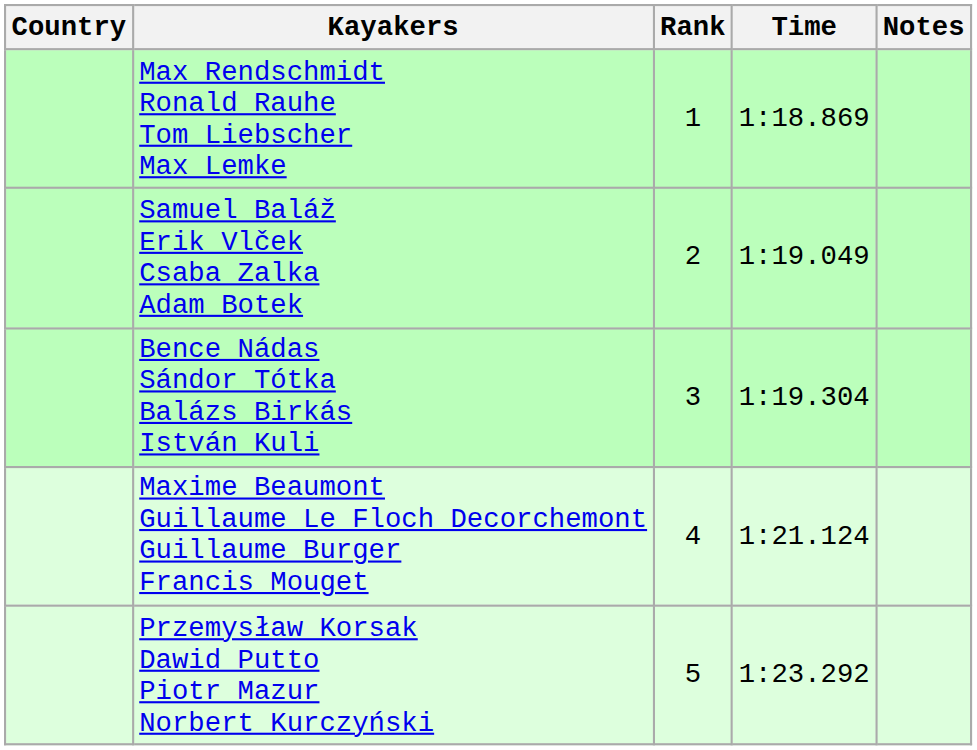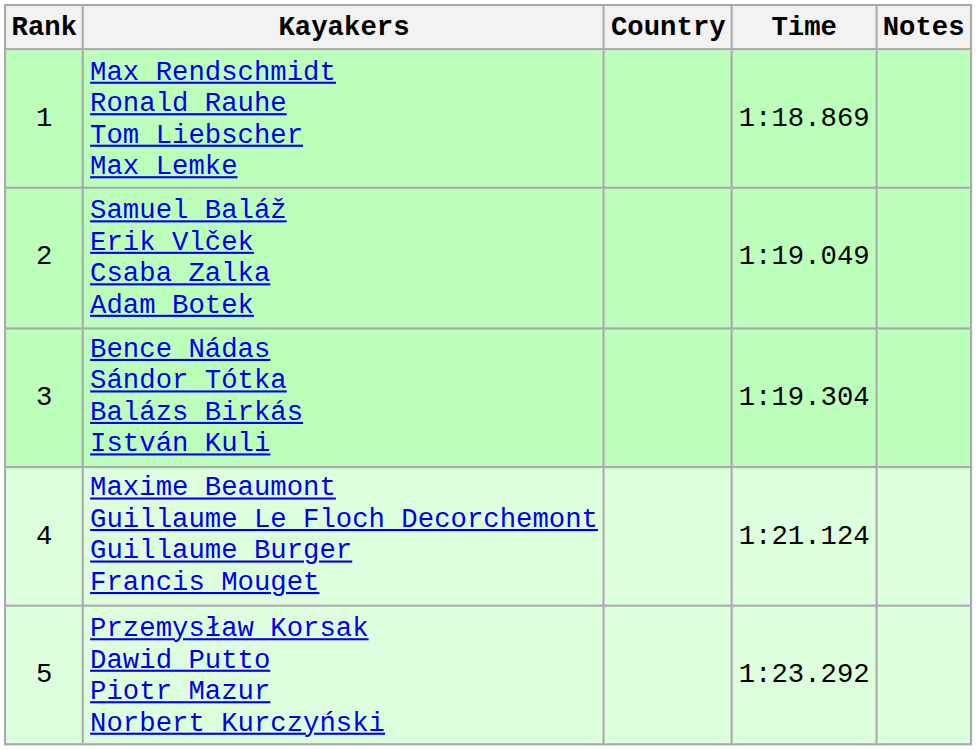columns swapped: (693, 27) <-> (69, 27)
